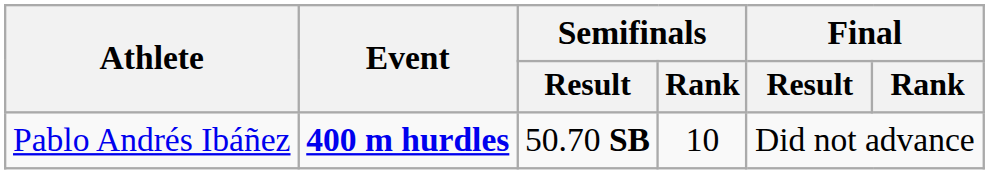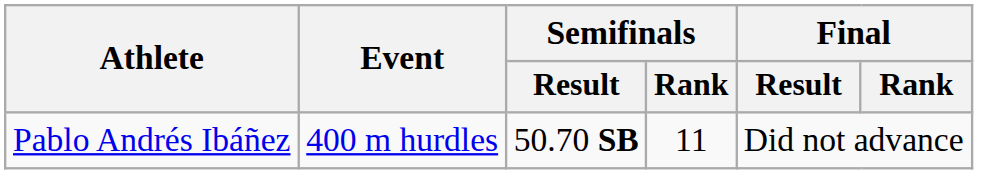(408, 140) bold -> (402, 140) normal
(702, 140) 10 -> (691, 140) 11
